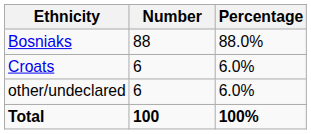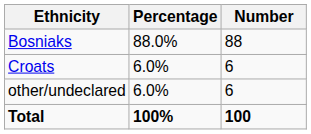columns swapped: (172, 16) <-> (261, 16)
